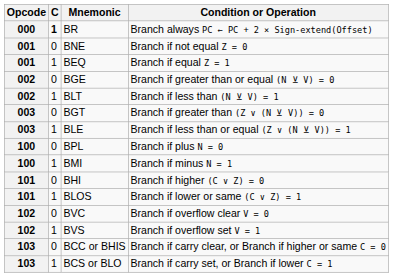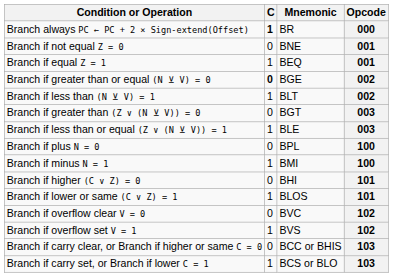columns swapped: (26, 12) <-> (258, 12)
(54, 79) normal -> (270, 79) bold
